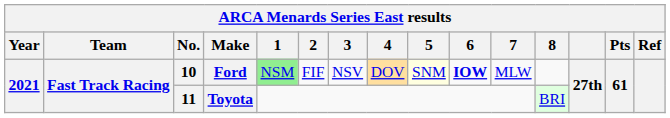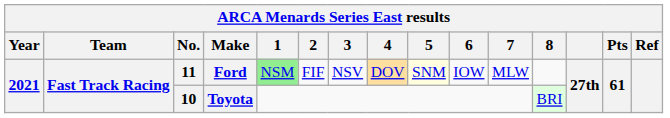(189, 72) 10 -> (189, 72) 11
(470, 72) bold -> (469, 72) normal
(189, 99) 11 -> (189, 99) 10
